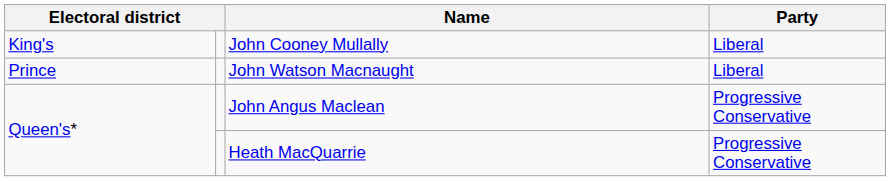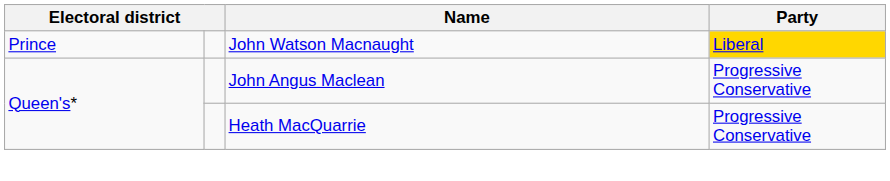- row: (308, 44)
(738, 71) no background -> (738, 44) gold background
